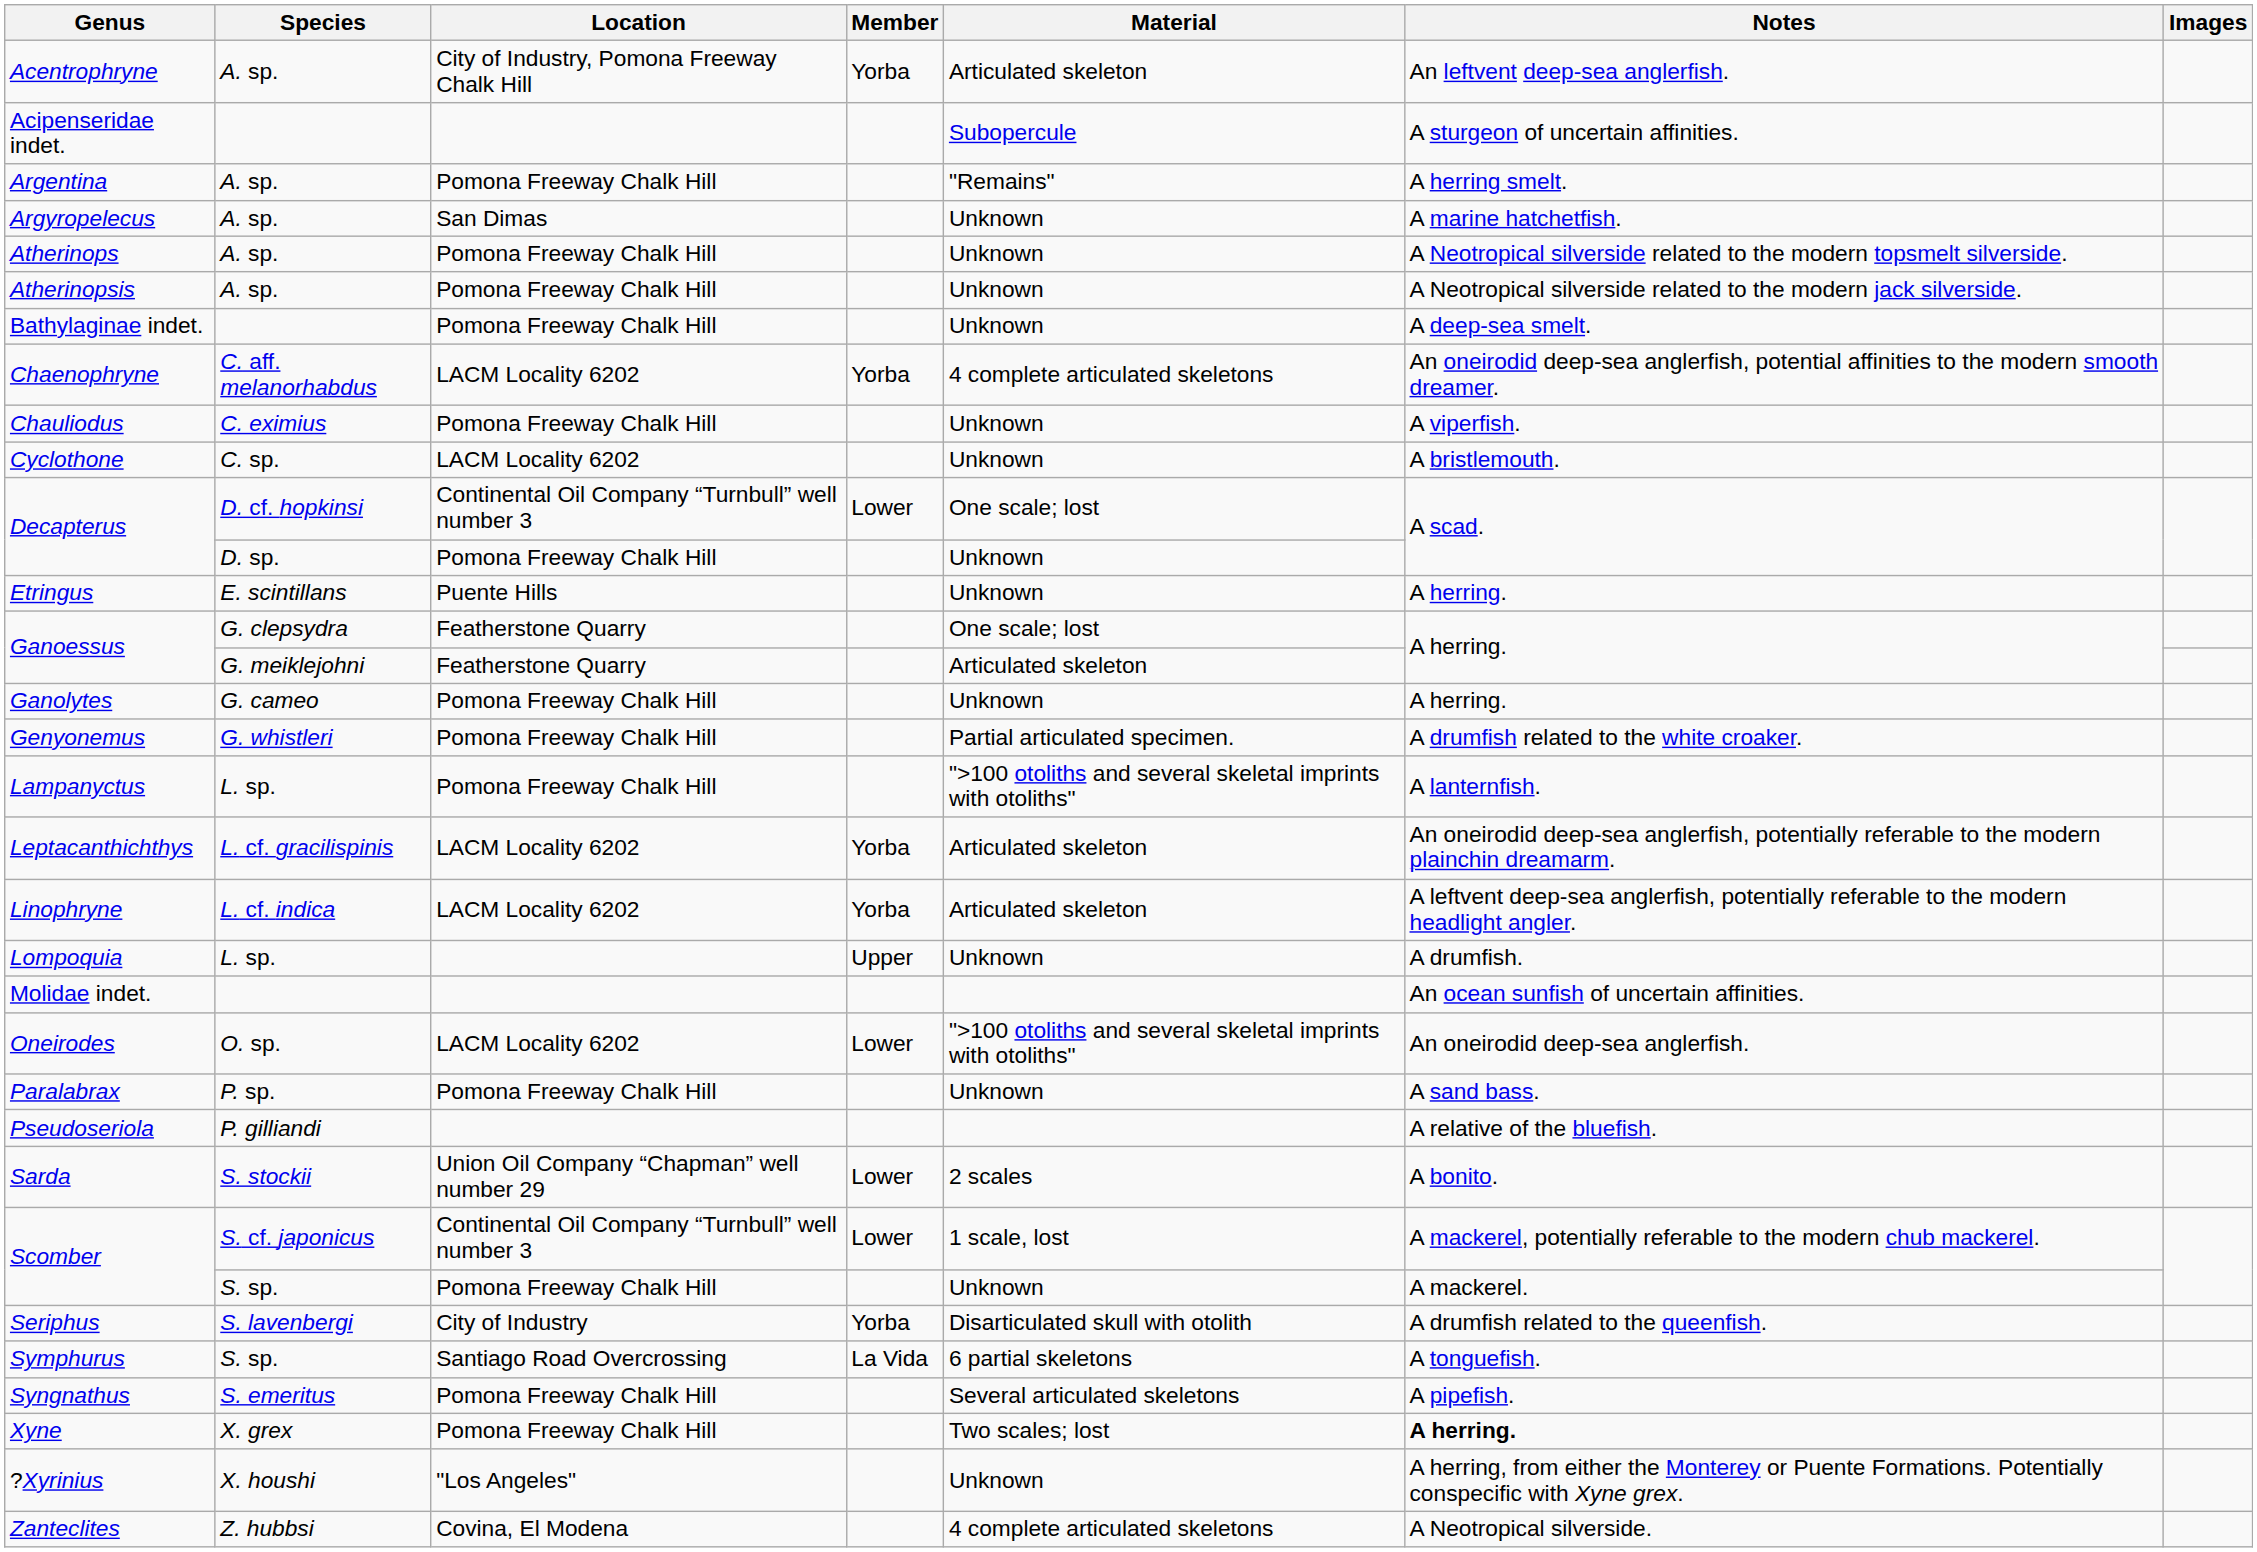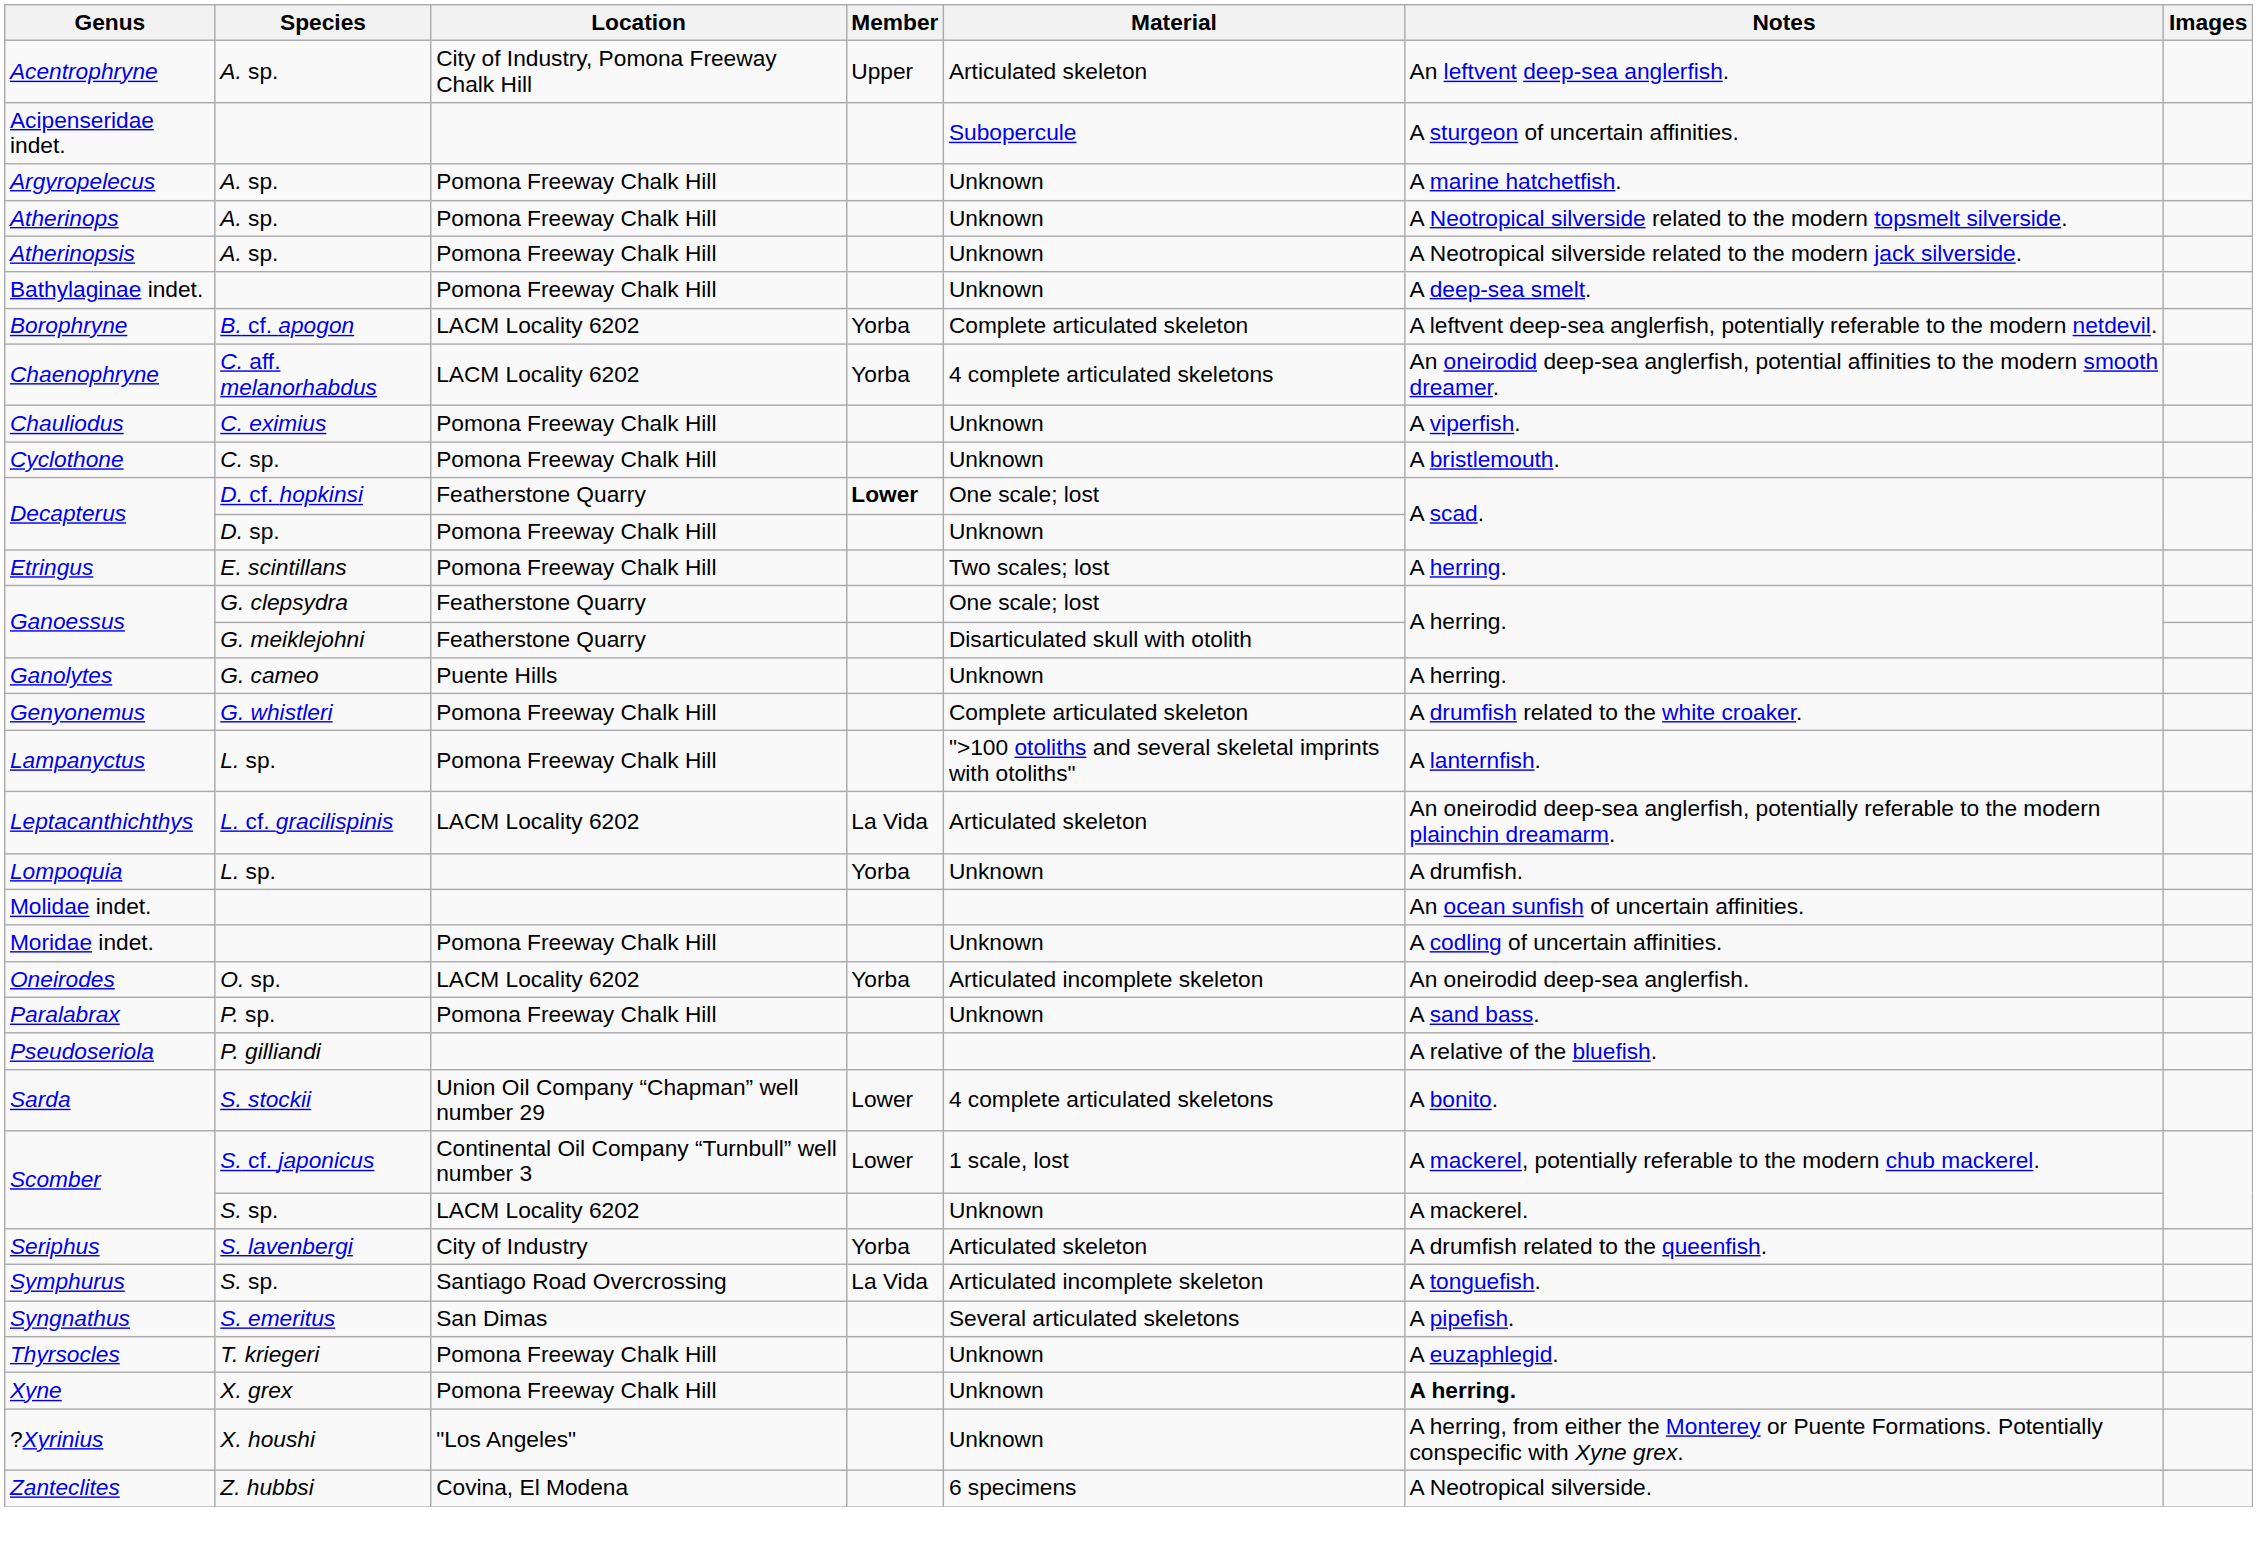(881, 71) Yorba -> (882, 71) Upper
- row: (59, 181)
(492, 217) San Dimas -> (576, 181) Pomona Freeway Chalk Hill
+ row: (69, 325)
(538, 459) LACM Locality 6202 -> (576, 459) Pomona Freeway Chalk Hill
(636, 508) Continental Oil Company “Turnbull” well number 3 -> (541, 495) Featherstone Quarry
(882, 508) normal -> (885, 495) bold
(497, 593) Puente Hills -> (576, 567) Pomona Freeway Chalk Hill
(996, 593) Unknown -> (1029, 567) Two scales; lost
(1048, 665) Articulated skeleton -> (1100, 639) Disarticulated skull with otolith
(576, 701) Pomona Freeway Chalk Hill -> (497, 675) Puente Hills
(1092, 737) Partial articulated specimen. -> (1099, 711) Complete articulated skeleton
(881, 847) Yorba -> (890, 822) La Vida
- row: (66, 909)
(882, 958) Upper -> (881, 870) Yorba
+ row: (82, 943)
(882, 1042) Lower -> (881, 979) Yorba
(1164, 1042) ">100 otoliths and several skeletal imprints with otoliths" -> (1106, 979) Articulated incomplete skeleton
(991, 1176) 2 scales -> (1111, 1099) 4 complete articulated skeletons
(576, 1287) Pomona Freeway Chalk Hill -> (538, 1210) LACM Locality 6202
(1100, 1323) Disarticulated skull with otolith -> (1048, 1246) Articulated skeleton
(1040, 1359) 6 partial skeletons -> (1106, 1282) Articulated incomplete skeleton
(576, 1395) Pomona Freeway Chalk Hill -> (492, 1318) San Dimas
+ row: (65, 1354)
(1029, 1431) Two scales; lost -> (996, 1390) Unknown
(1111, 1528) 4 complete articulated skeletons -> (1013, 1488) 6 specimens
